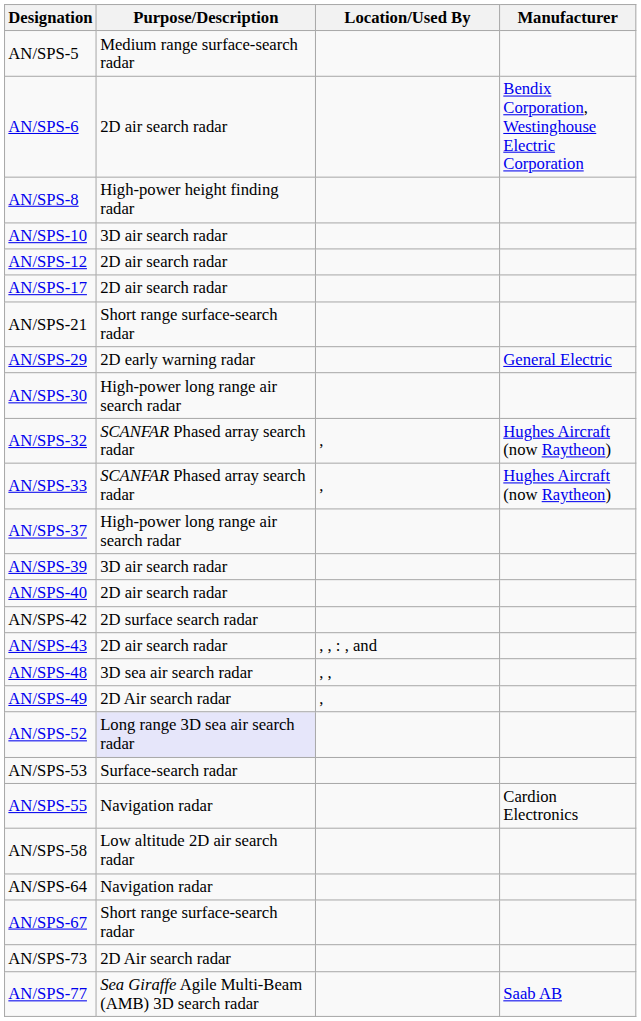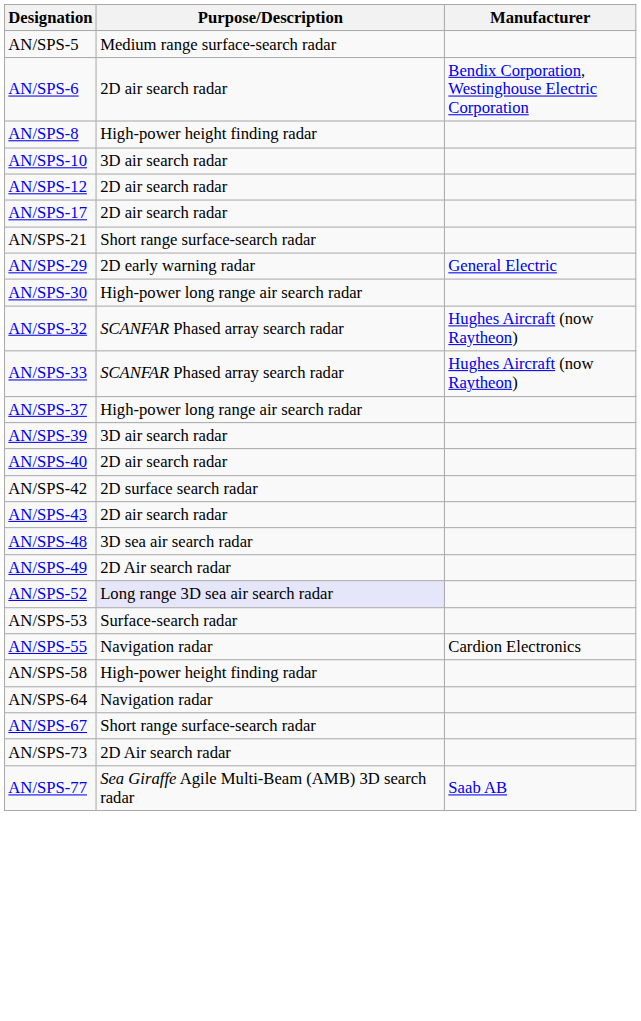- column: (407, 17)
(189, 850) Low altitude 2D air search radar -> (209, 673) High-power height finding radar
